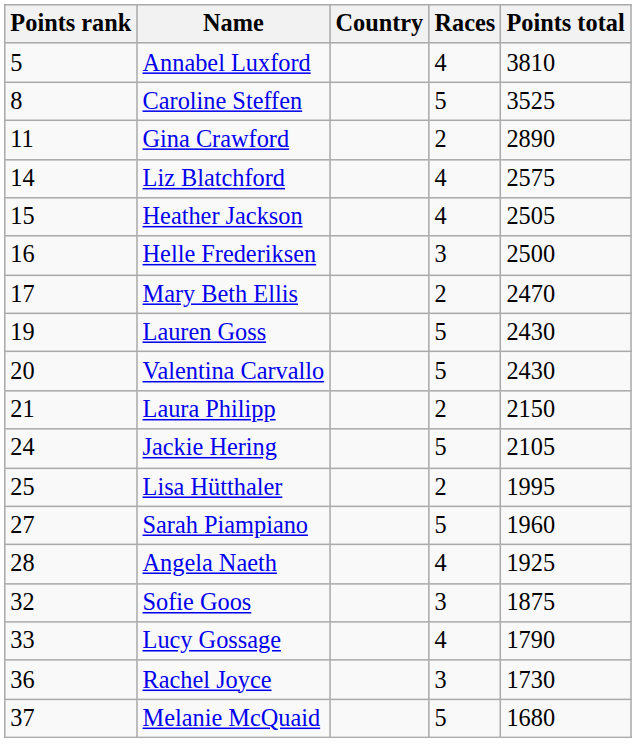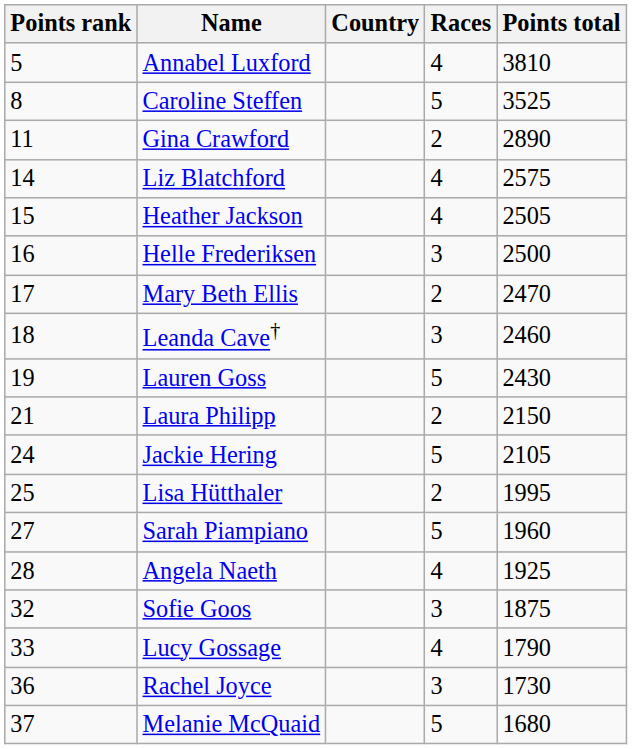+ row: (211, 335)
- row: (233, 370)
